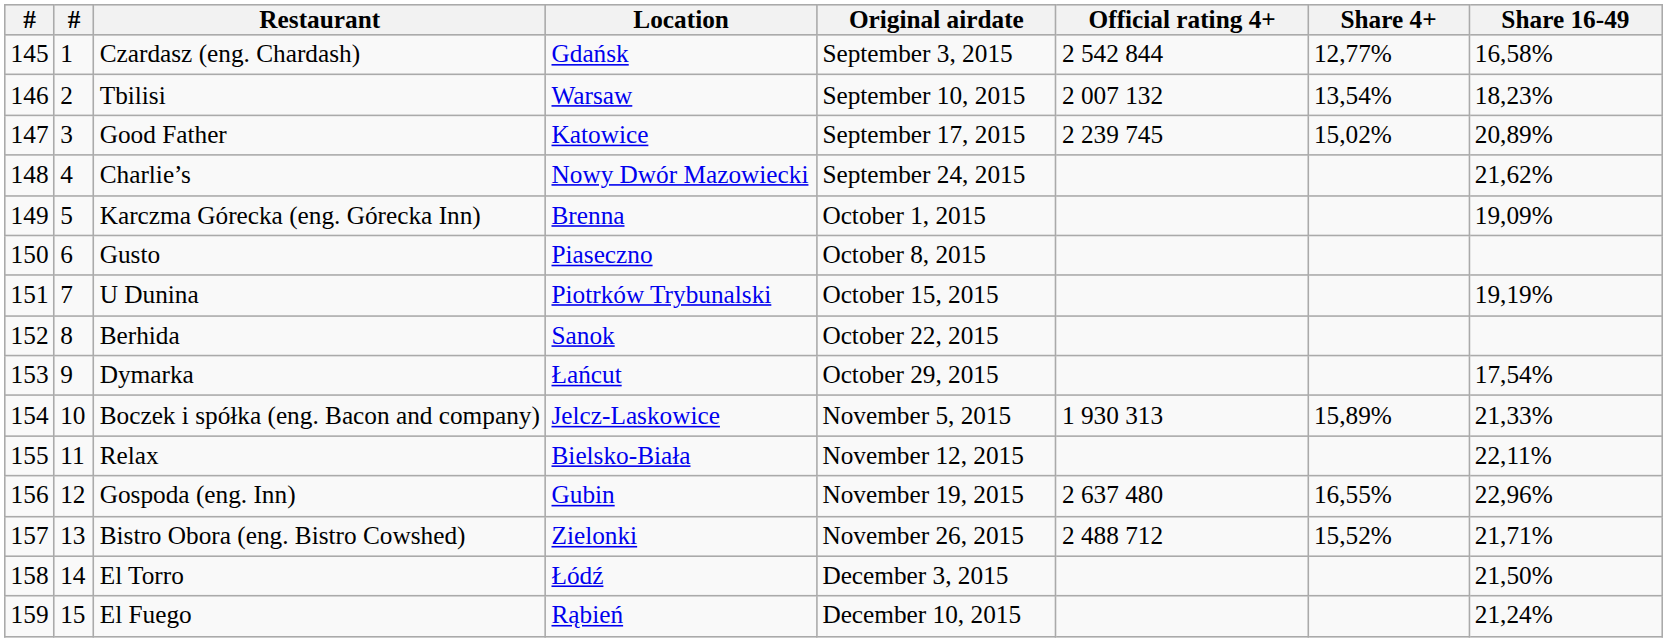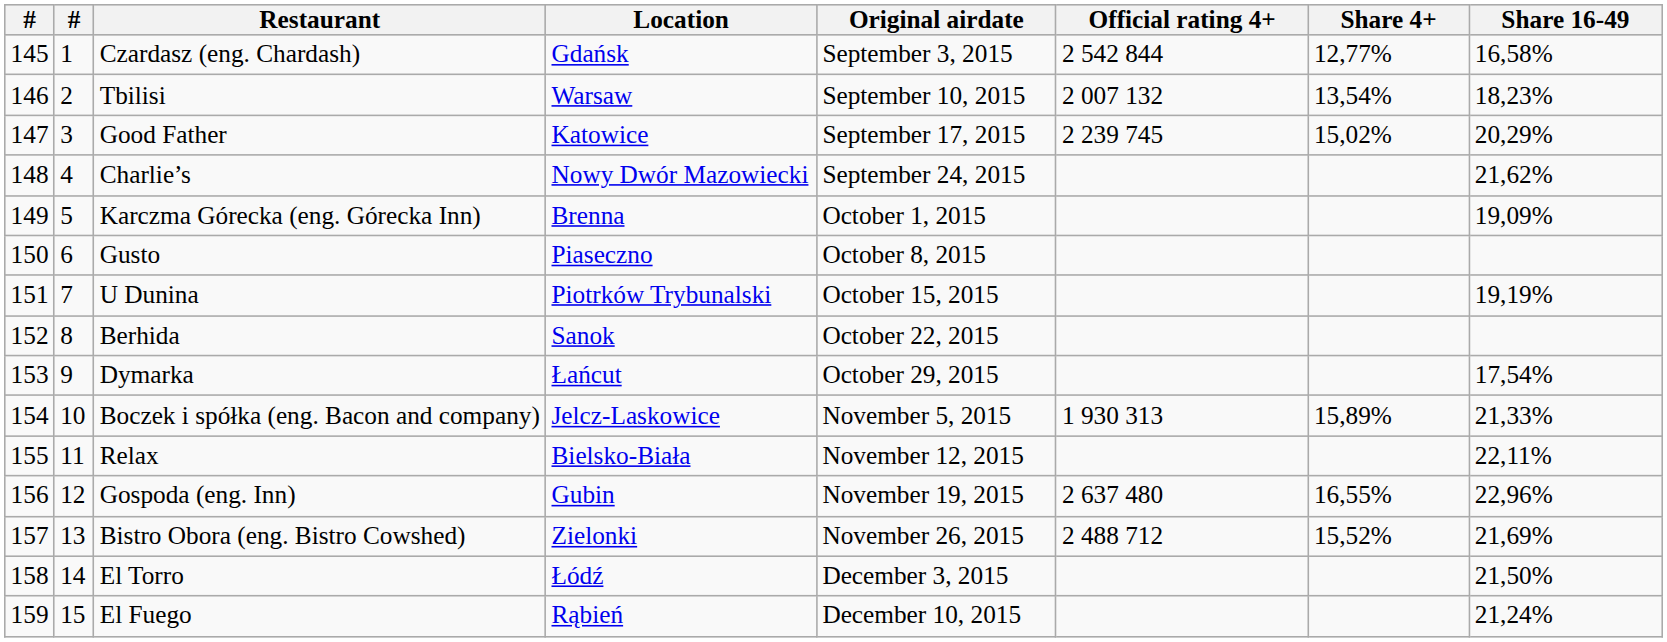(1514, 134) 20,89% -> (1514, 134) 20,29%
(1514, 535) 21,71% -> (1514, 535) 21,69%
